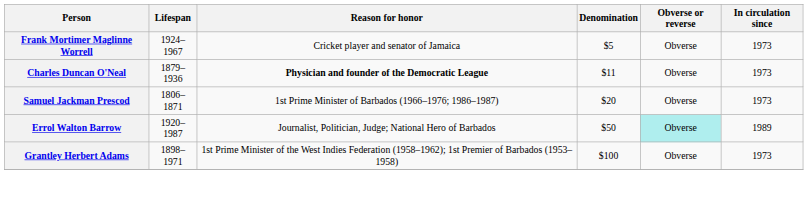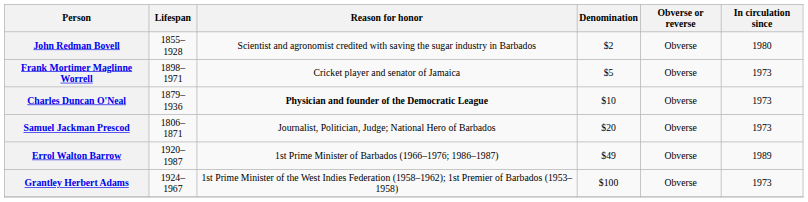+ row: (77, 46)
(173, 46) 1924–1967 -> (173, 73) 1898–1971
(609, 73) $11 -> (609, 101) $10
(387, 101) 1st Prime Minister of Barbados (1966–1976; 1986–1987) -> (387, 128) Journalist, Politician, Judge; National Hero of Barbados
(387, 128) Journalist, Politician, Judge; National Hero of Barbados -> (387, 156) 1st Prime Minister of Barbados (1966–1976; 1986–1987)
(609, 128) $50 -> (609, 156) $49
(681, 128) paleturquoise background -> (681, 156) no background
(173, 156) 1898–1971 -> (173, 183) 1924–1967
